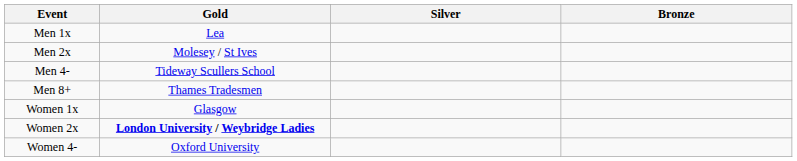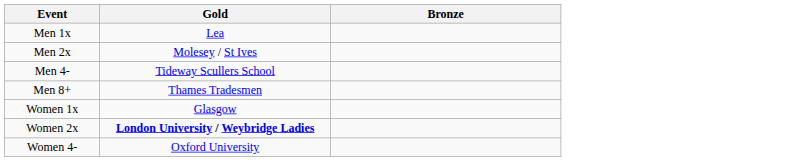- column: (446, 14)
